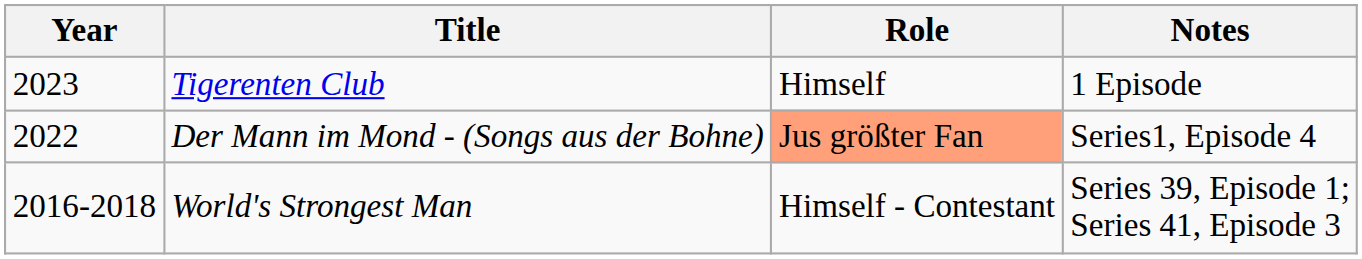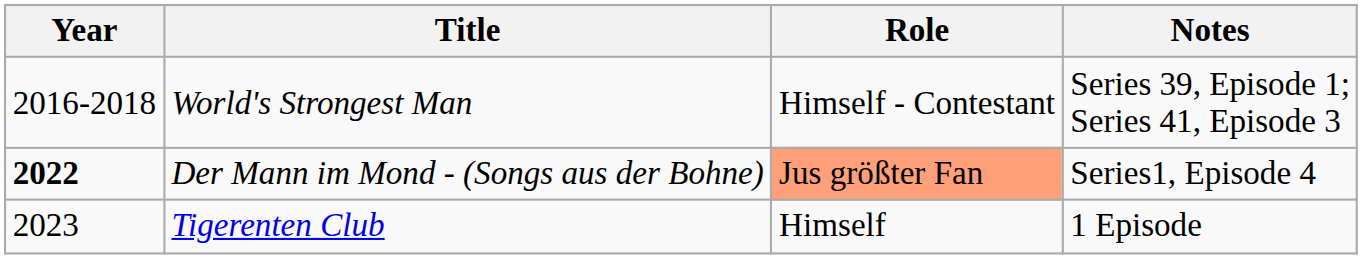rows swapped: (322, 206) <-> (278, 83)
(46, 135) normal -> (46, 173) bold
